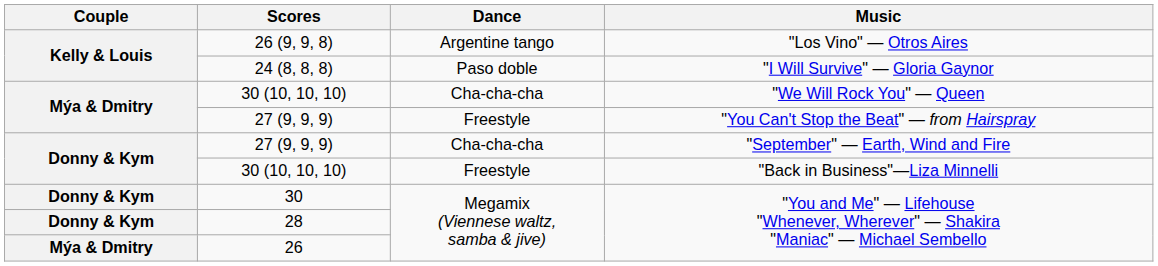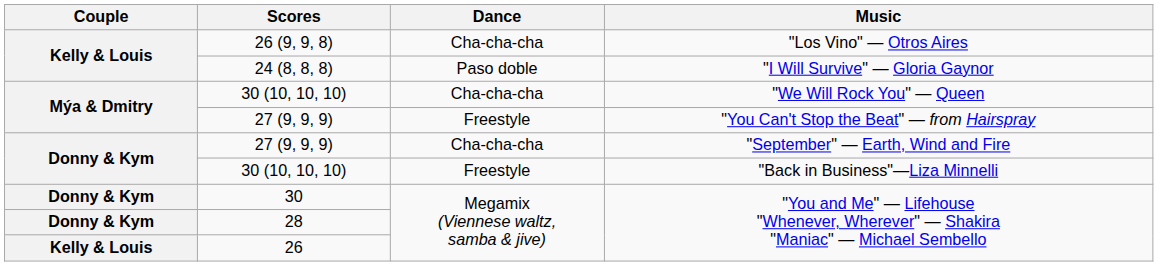(497, 42) Argentine tango -> (497, 42) Cha-cha-cha
(101, 247) Mýa & Dmitry -> (101, 247) Kelly & Louis
